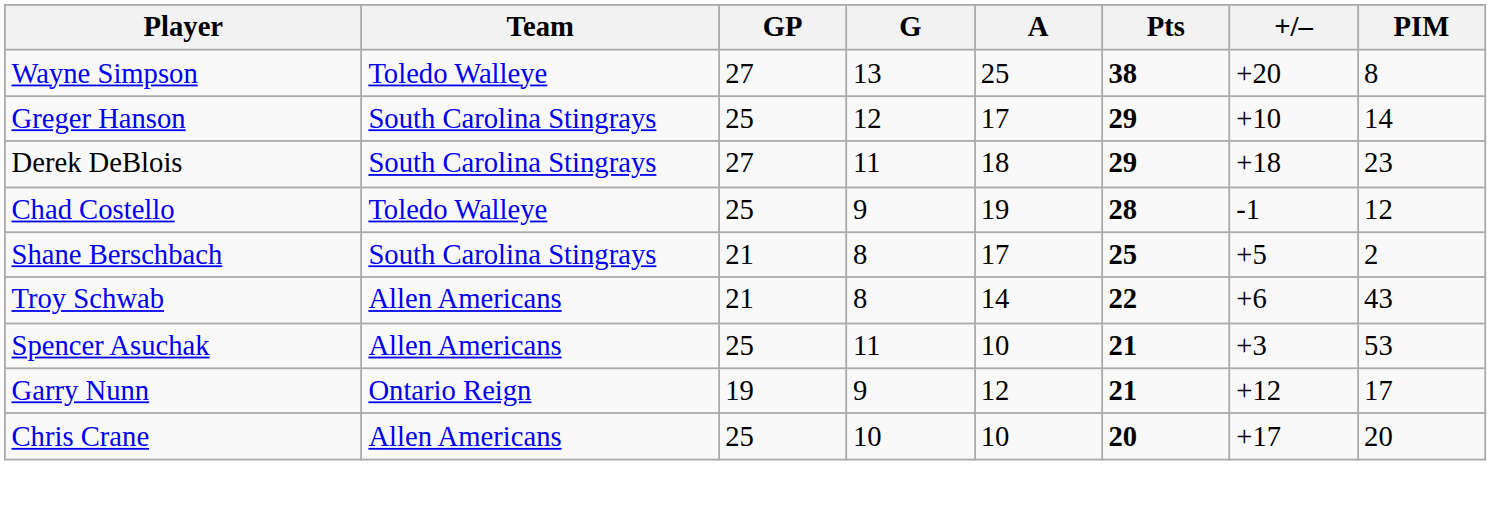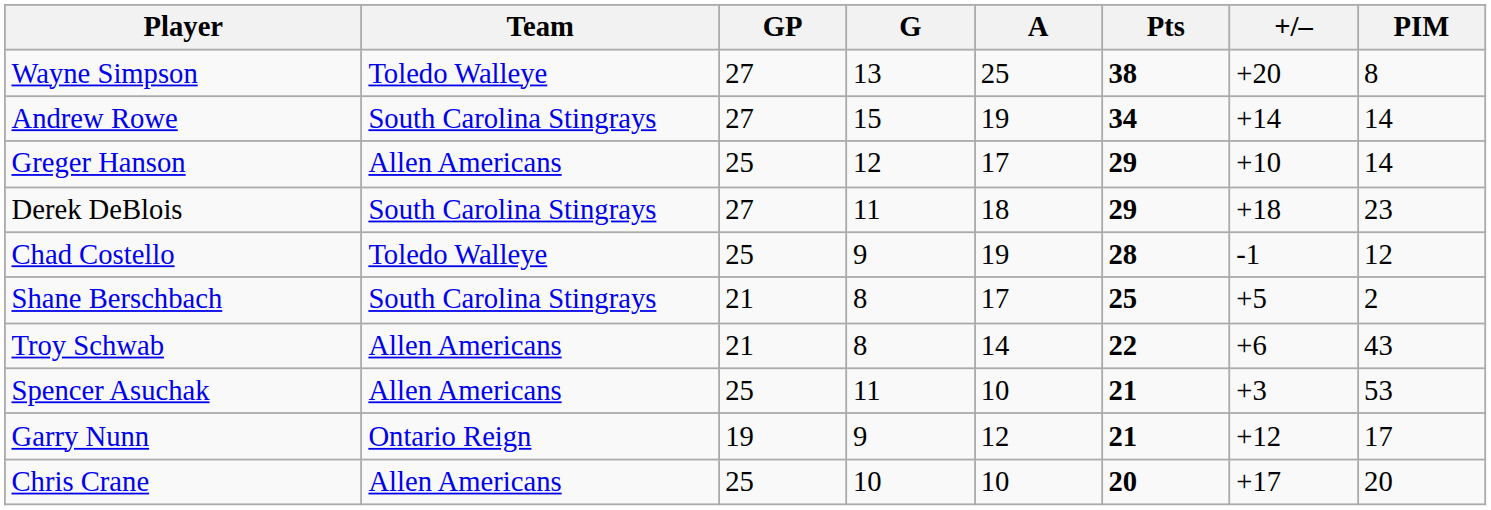+ row: (95, 118)
(512, 118) South Carolina Stingrays -> (465, 163) Allen Americans
